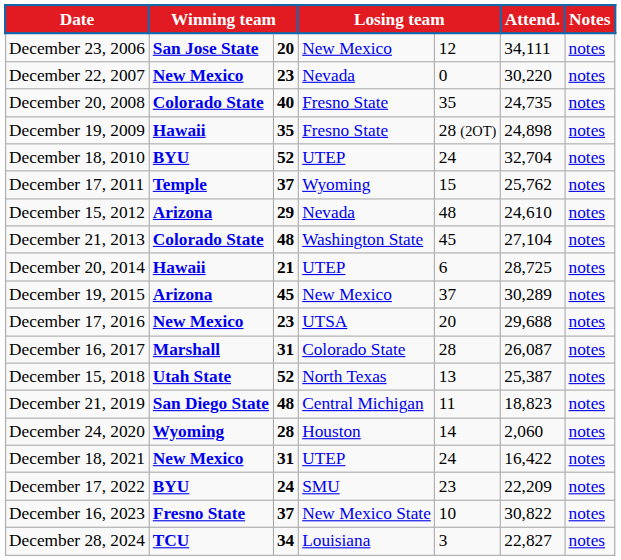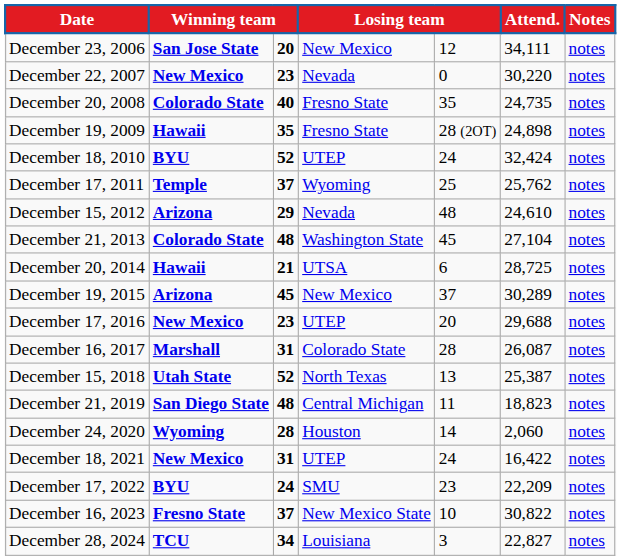(528, 157) 32,704 -> (528, 157) 32,424
(447, 184) 15 -> (447, 184) 25
(324, 267) UTEP -> (325, 267) UTSA
(325, 321) UTSA -> (324, 321) UTEP
